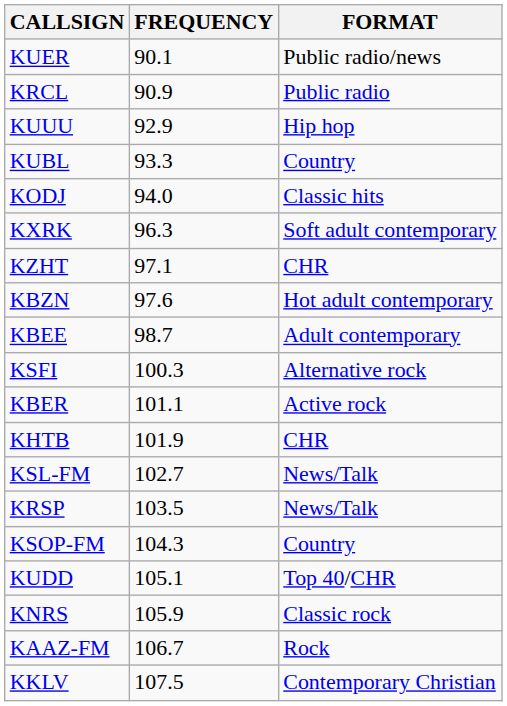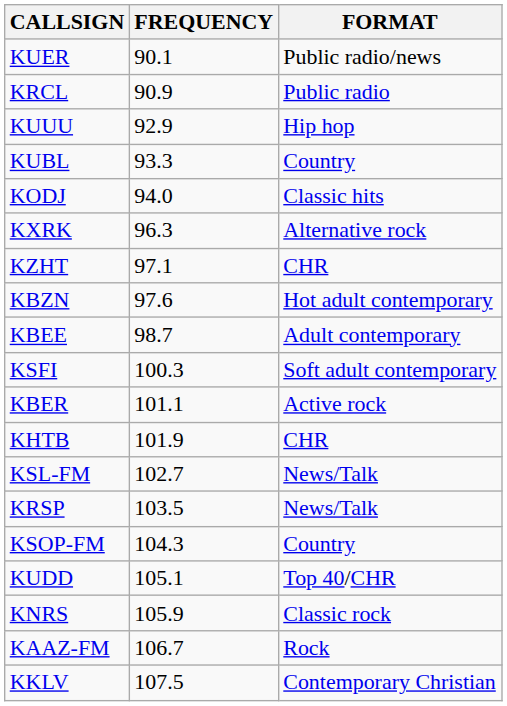(390, 230) Soft adult contemporary -> (355, 230) Alternative rock
(355, 369) Alternative rock -> (390, 369) Soft adult contemporary
